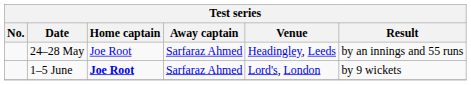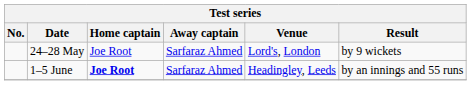(292, 51) Headingley, Leeds -> (284, 51) Lord's, London
(402, 51) by an innings and 55 runs -> (371, 51) by 9 wickets
(284, 70) Lord's, London -> (292, 70) Headingley, Leeds
(371, 70) by 9 wickets -> (402, 70) by an innings and 55 runs
